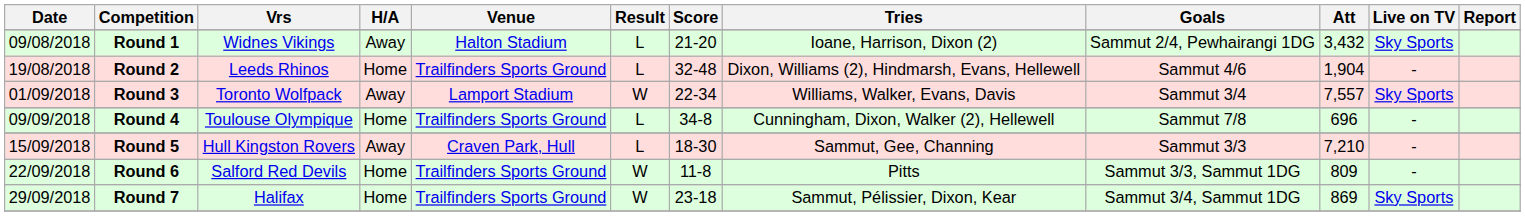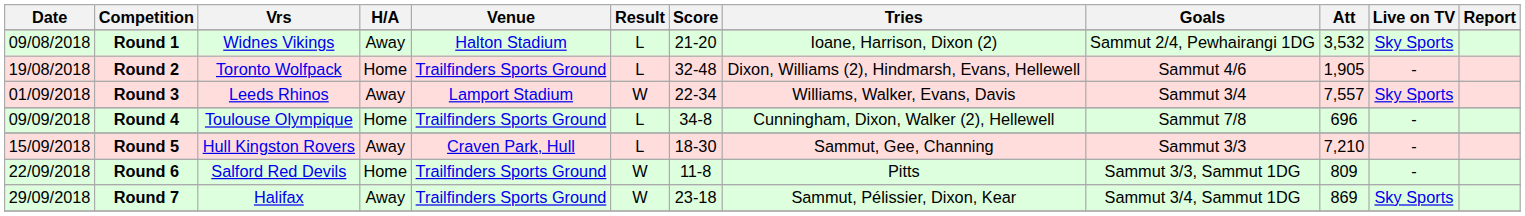(1344, 43) 3,432 -> (1344, 43) 3,532
(279, 69) Leeds Rhinos -> (279, 69) Toronto Wolfpack
(1344, 69) 1,904 -> (1344, 69) 1,905
(279, 94) Toronto Wolfpack -> (279, 94) Leeds Rhinos
(385, 197) Home -> (385, 197) Away
